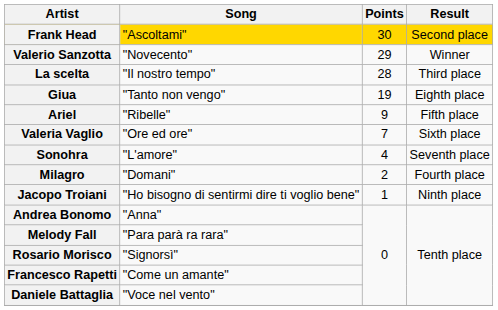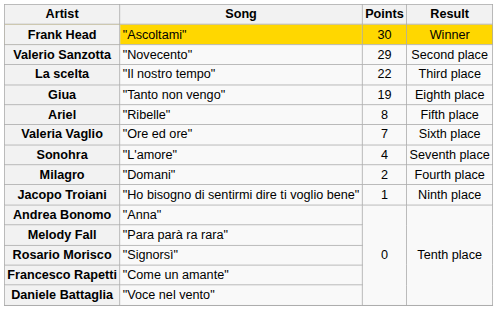(450, 34) Second place -> (450, 34) Winner
(450, 54) Winner -> (450, 54) Second place
(384, 74) 28 -> (384, 74) 22
(384, 114) 9 -> (384, 114) 8
